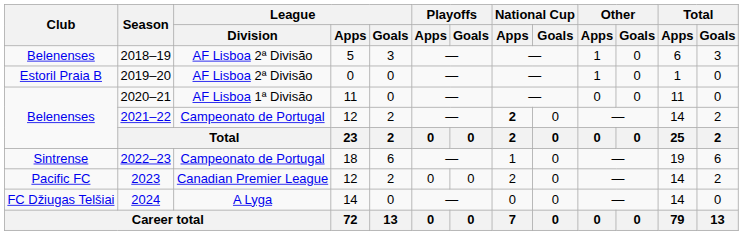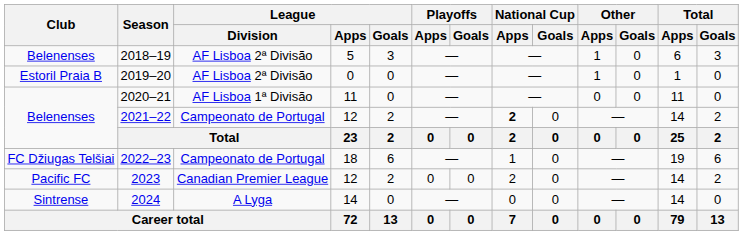(61, 158) Sintrense -> (61, 158) FC Džiugas Telšiai
(61, 199) FC Džiugas Telšiai -> (61, 199) Sintrense
